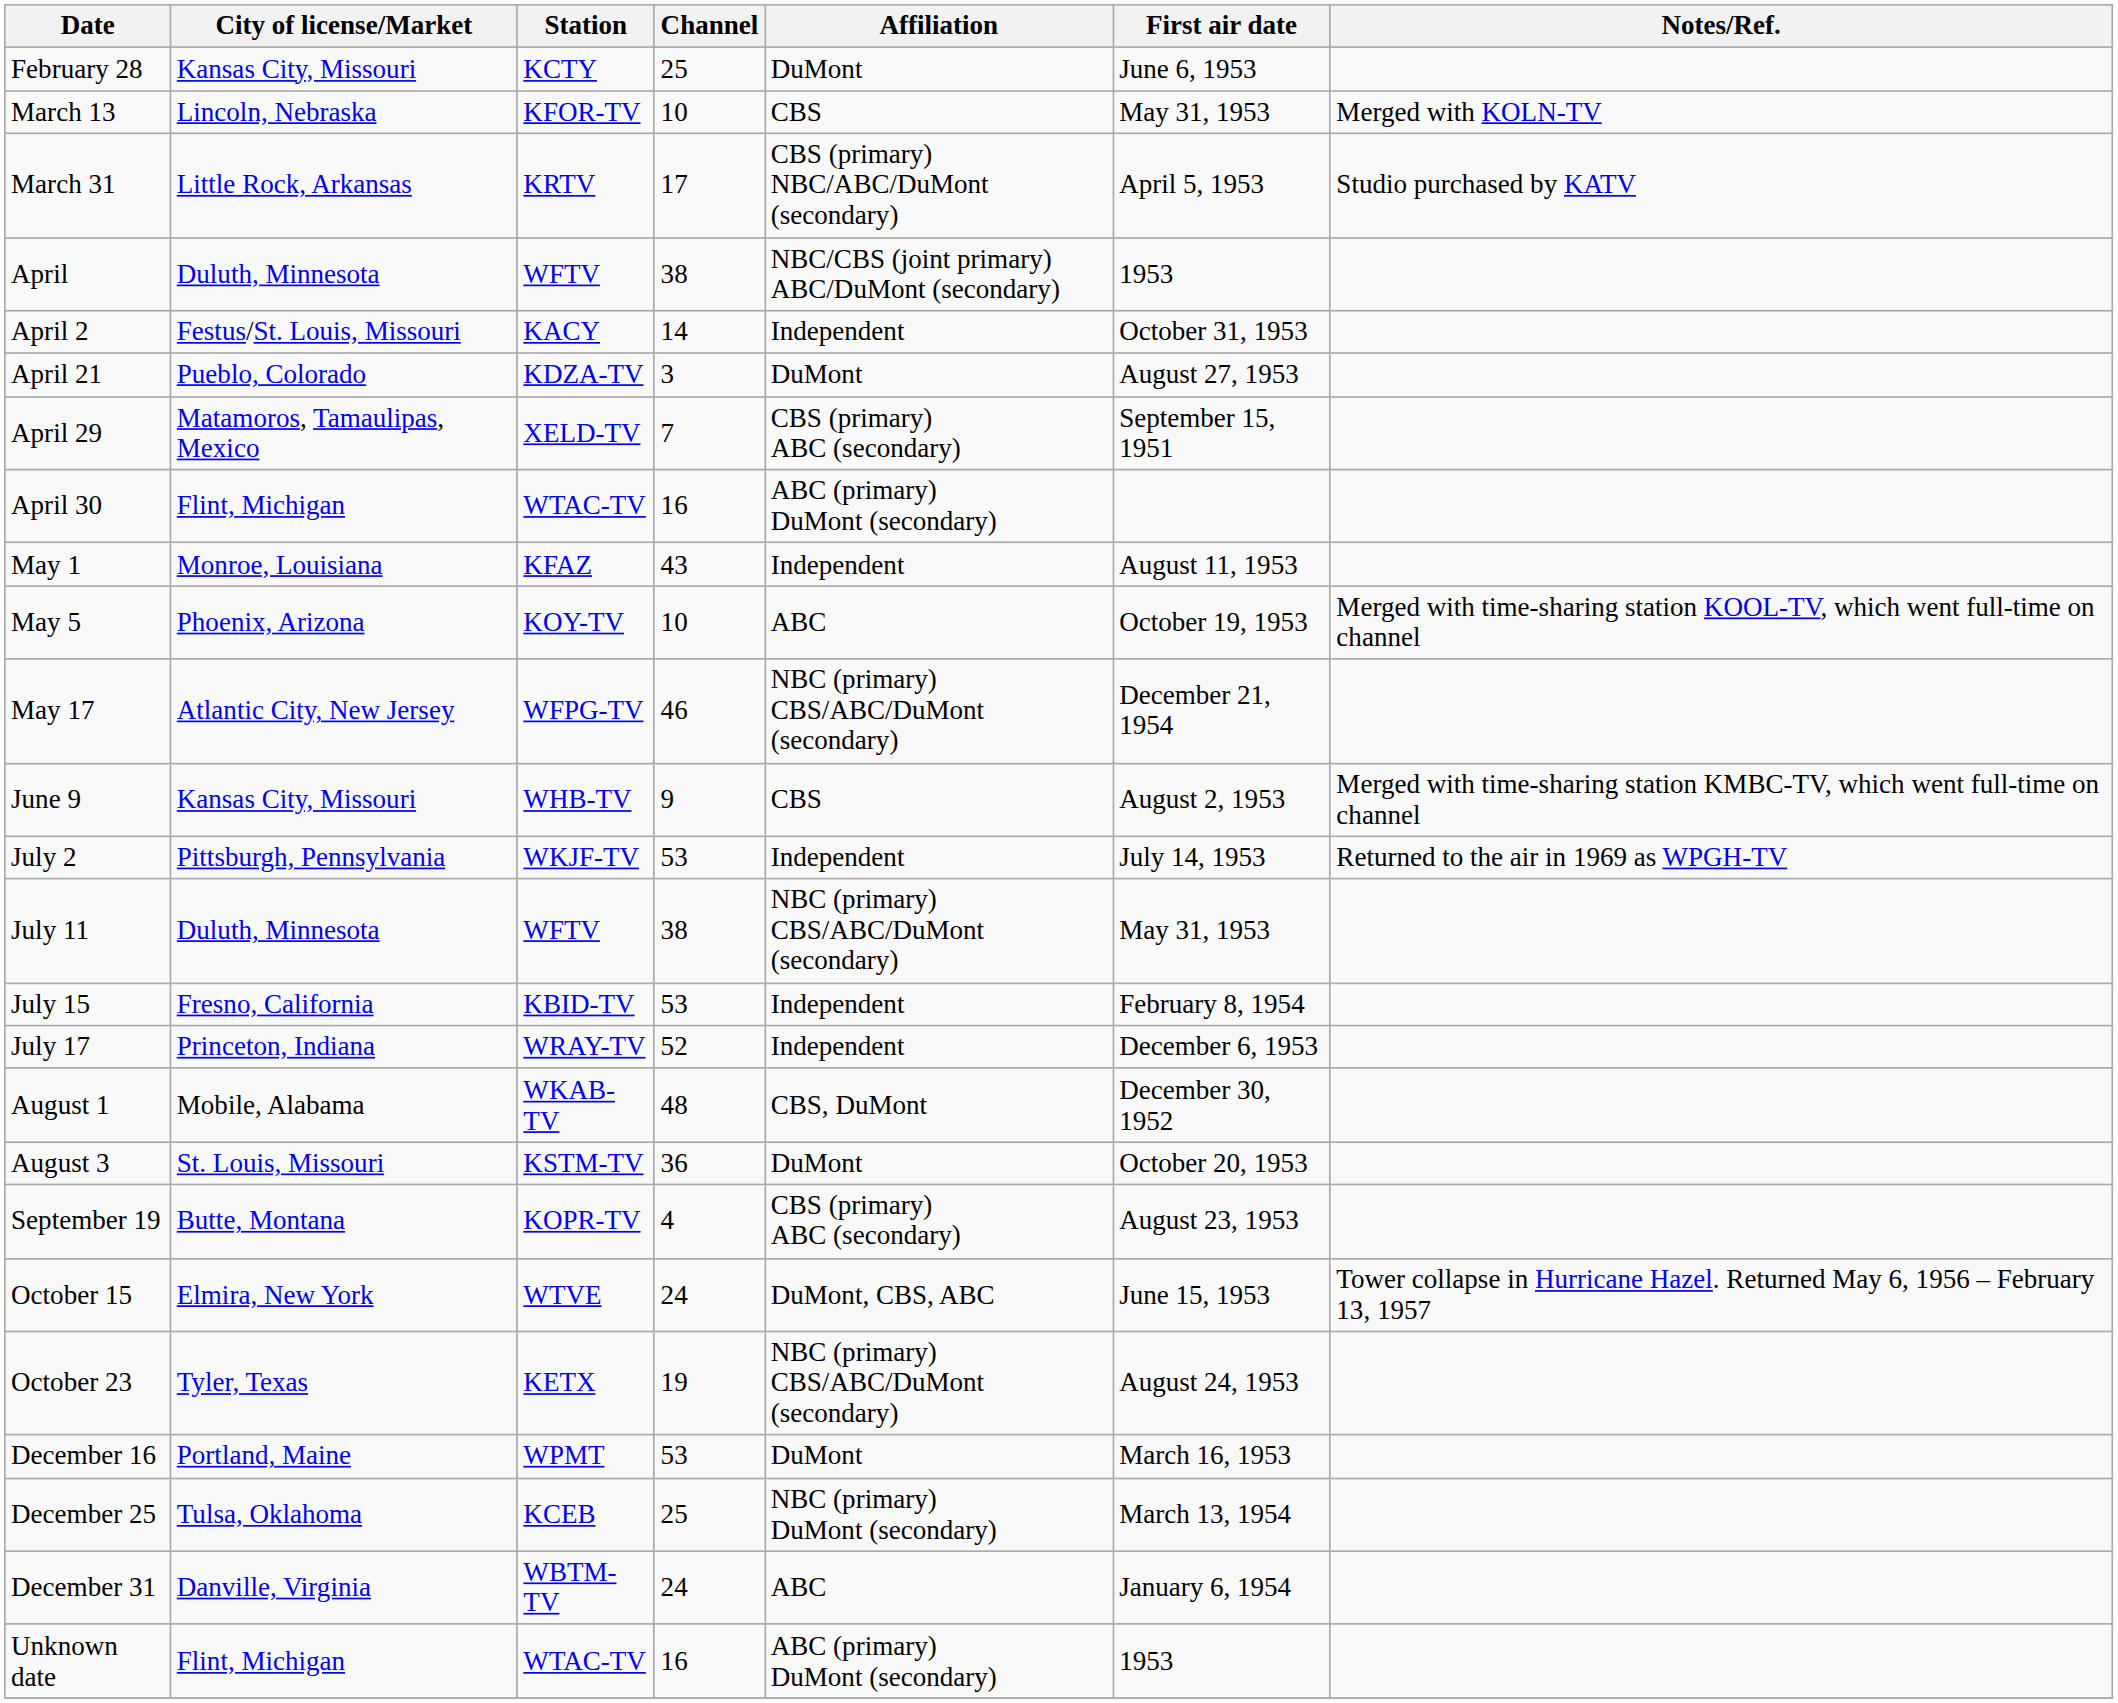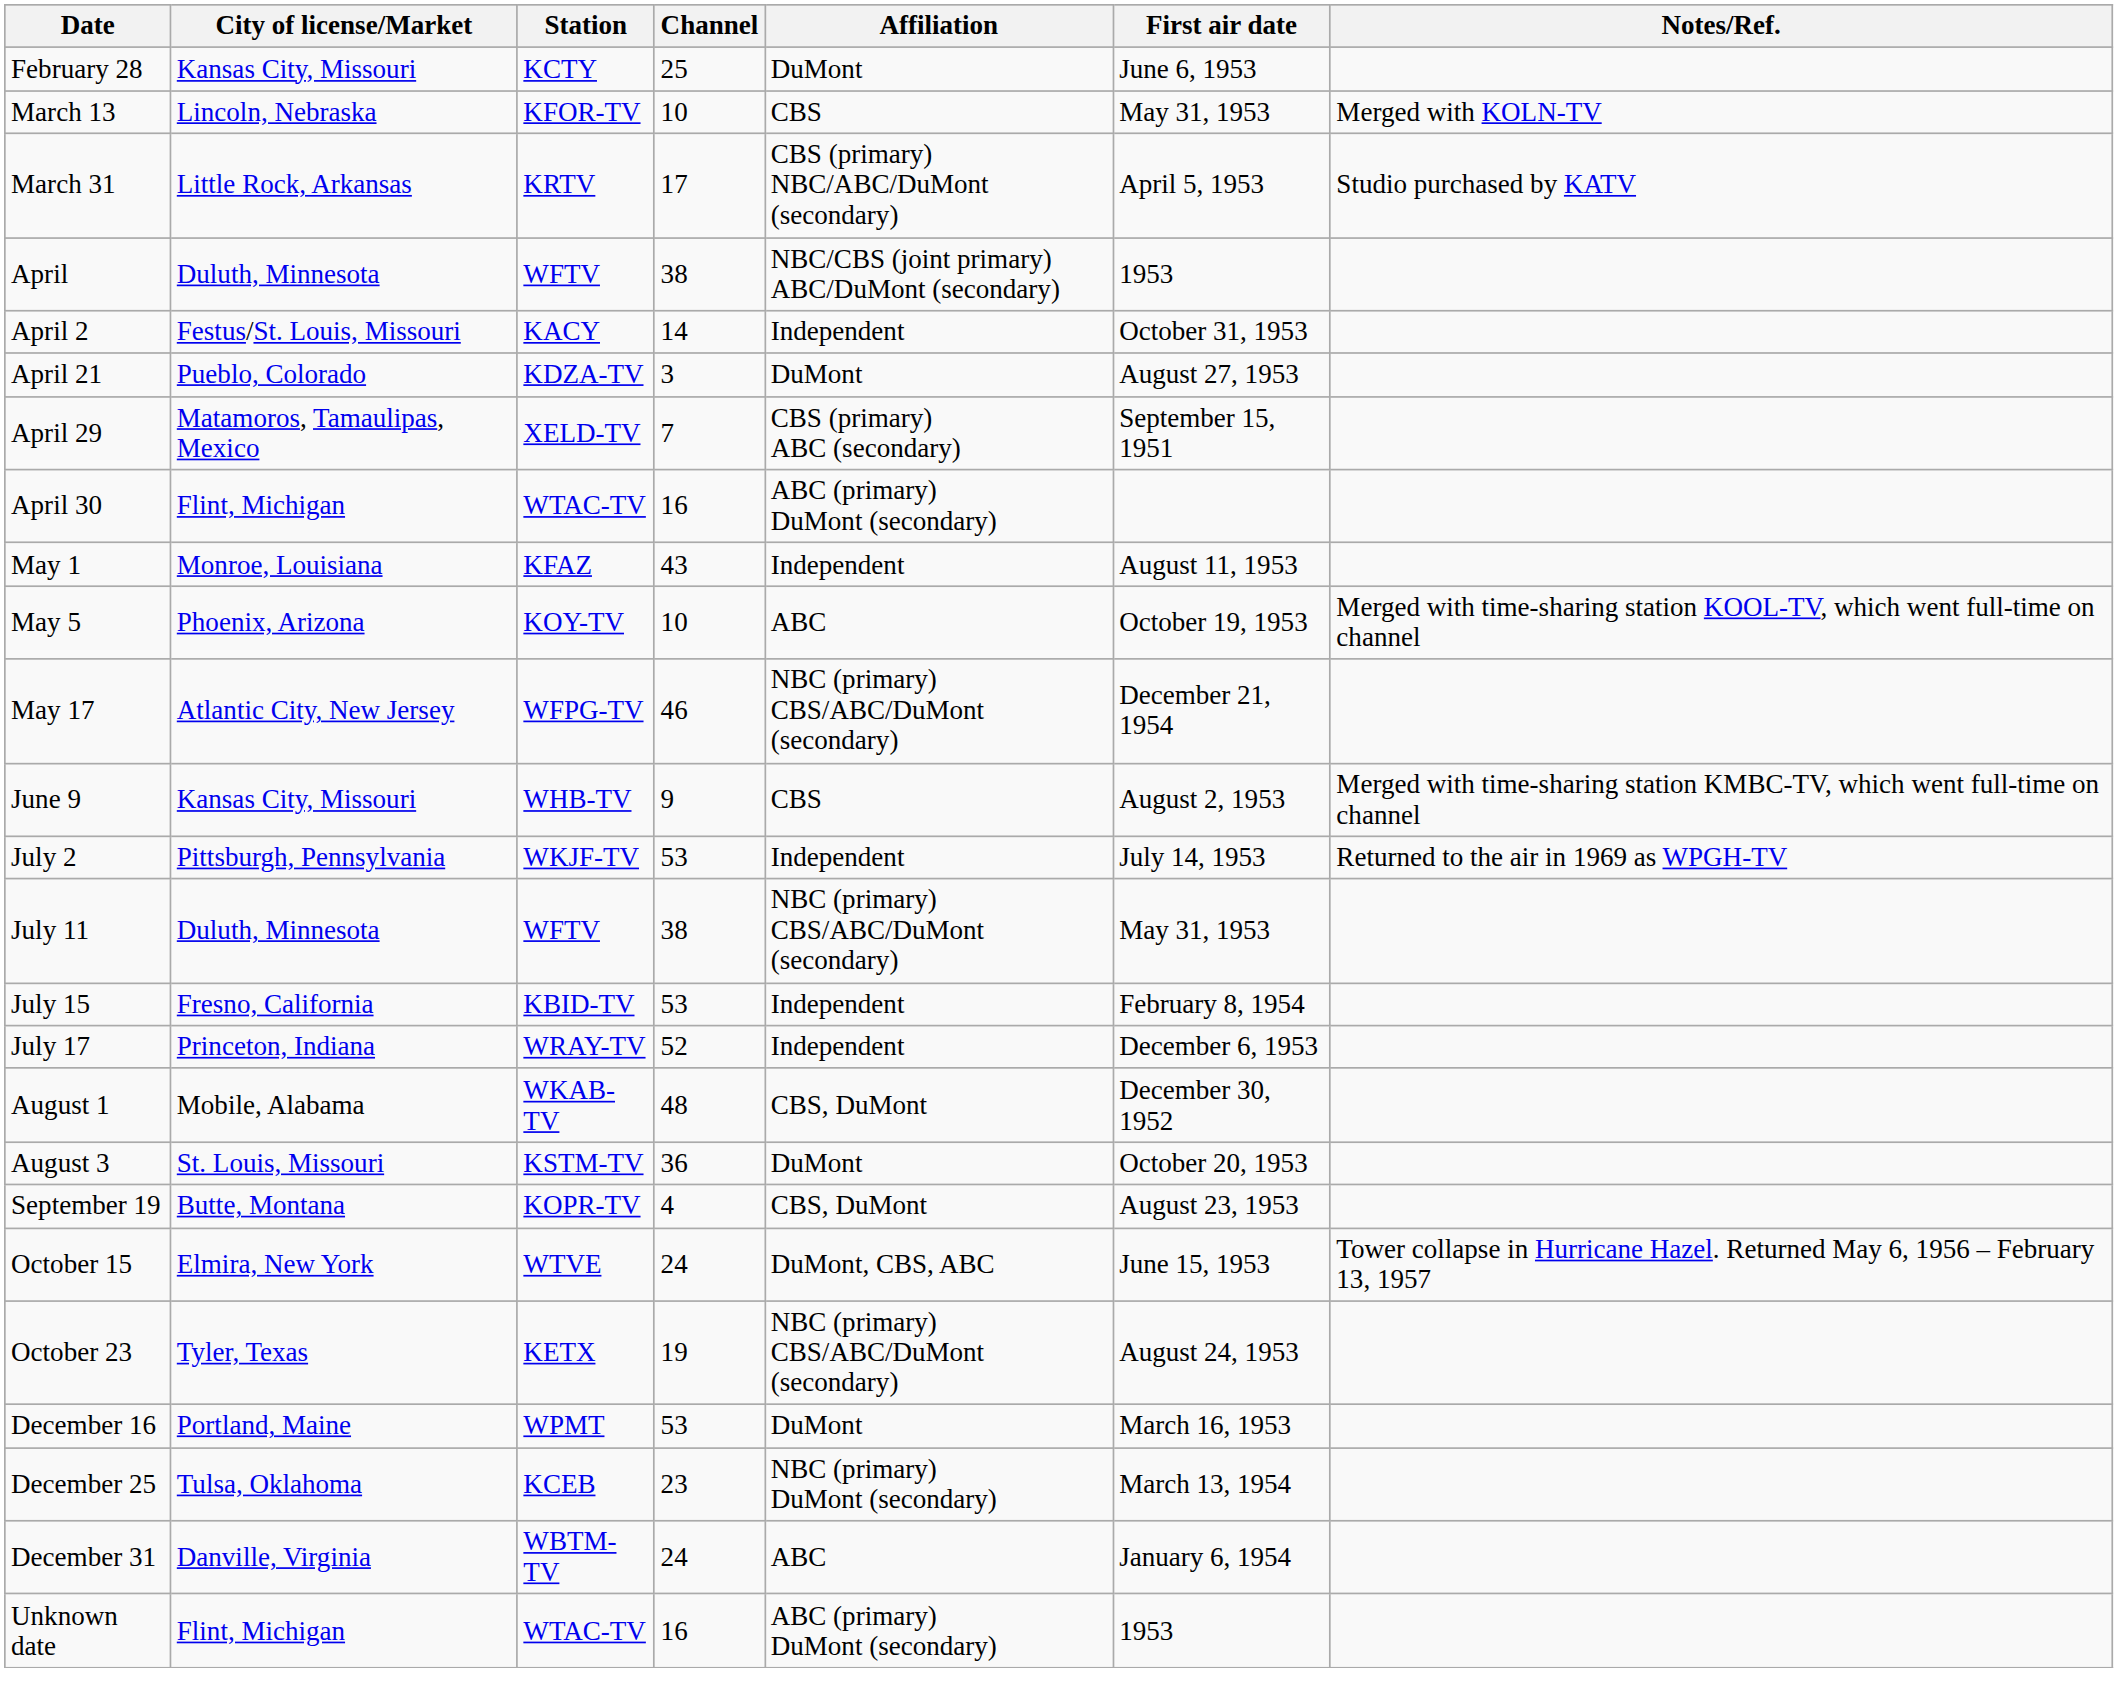(866, 1220) CBS (primary) ABC (secondary) -> (849, 1205) CBS, DuMont
(674, 1514) 25 -> (674, 1483) 23
